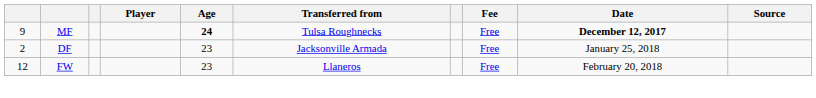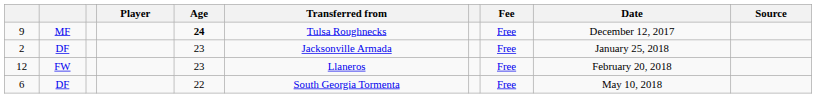(622, 31) bold -> (632, 31) normal
+ row: (22, 84)
